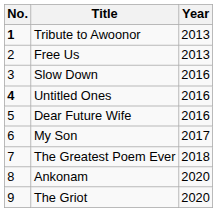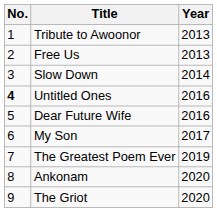(11, 34) bold -> (11, 34) normal
(196, 75) 2016 -> (196, 75) 2014
(196, 156) 2018 -> (196, 156) 2019
